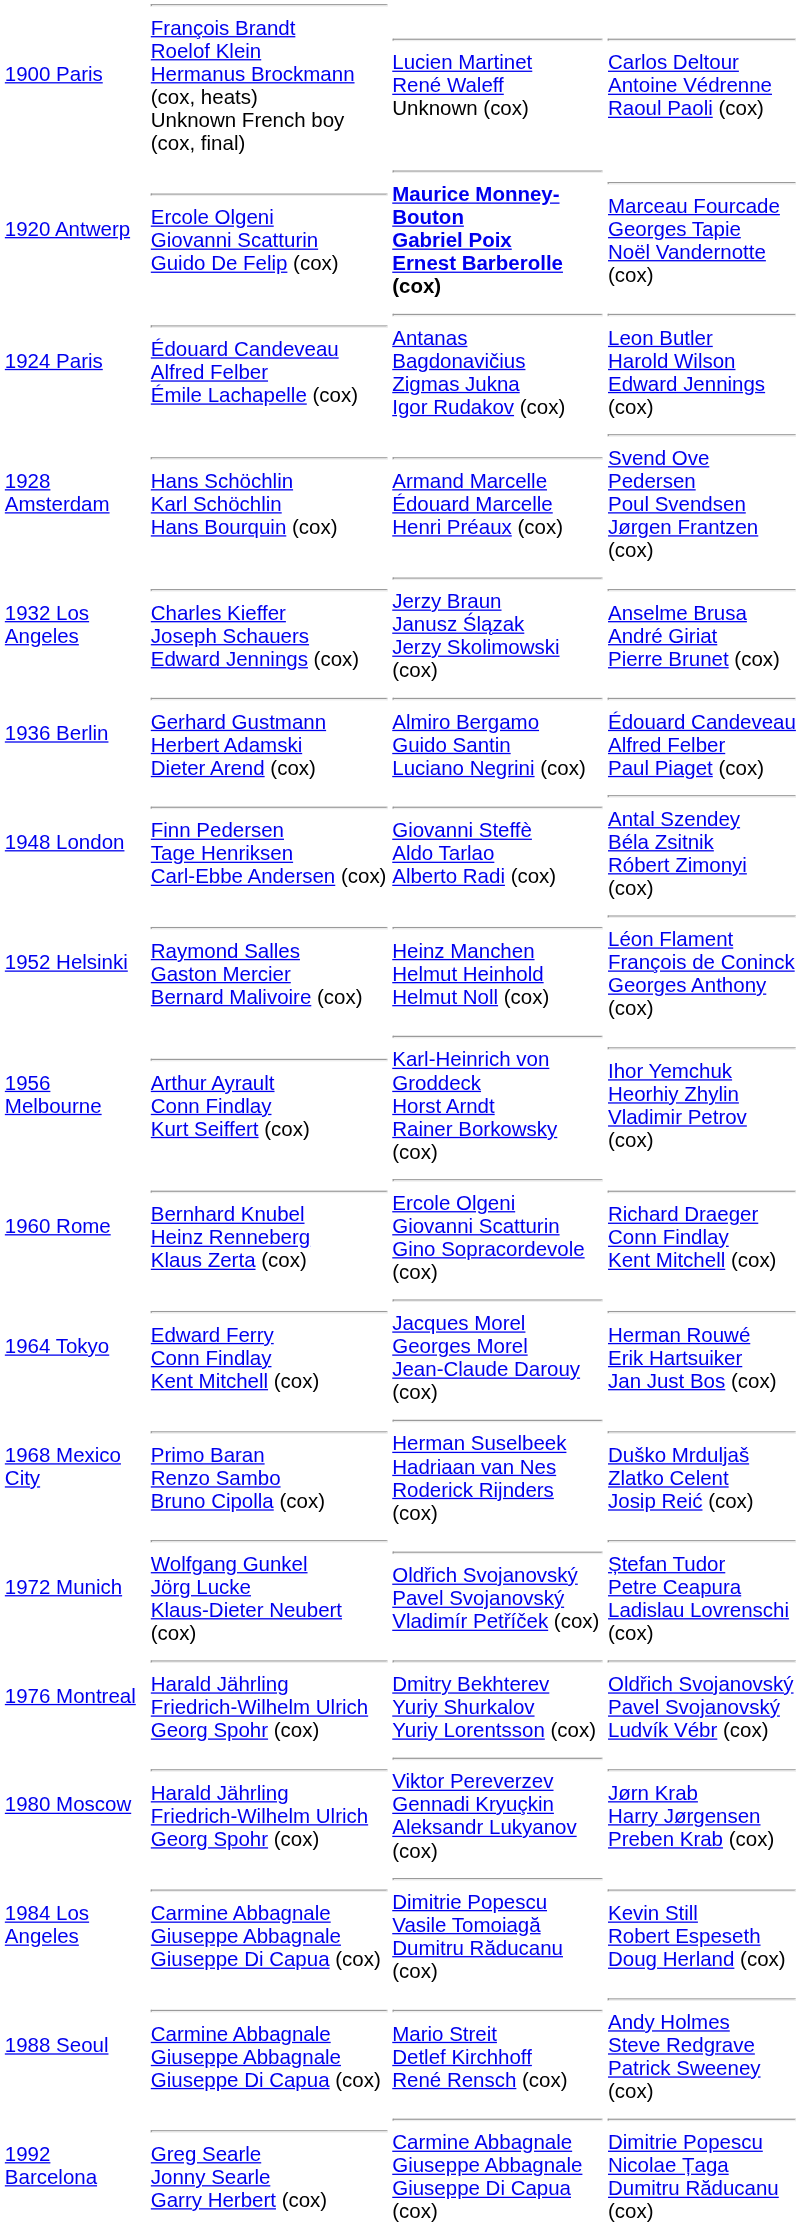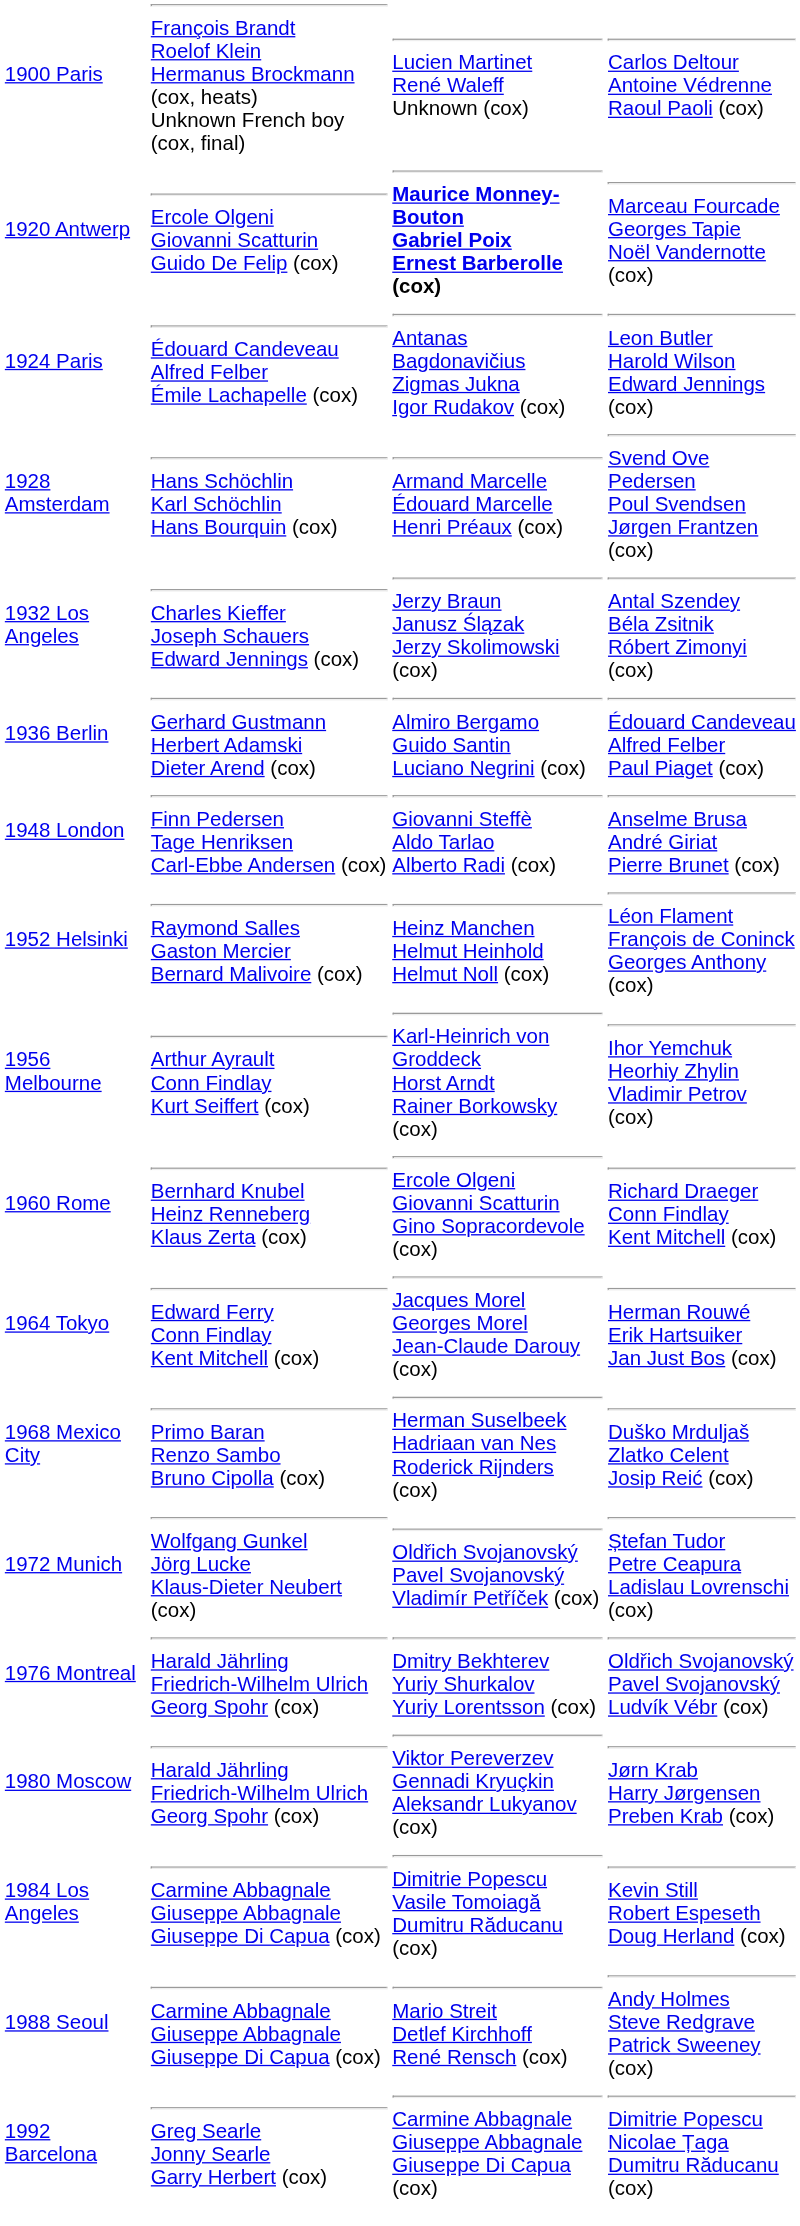(702, 629) Anselme Brusa André Giriat Pierre Brunet (cox) -> (702, 629) Antal Szendey Béla Zsitnik Róbert Zimonyi (cox)
(702, 847) Antal Szendey Béla Zsitnik Róbert Zimonyi (cox) -> (702, 835) Anselme Brusa André Giriat Pierre Brunet (cox)
